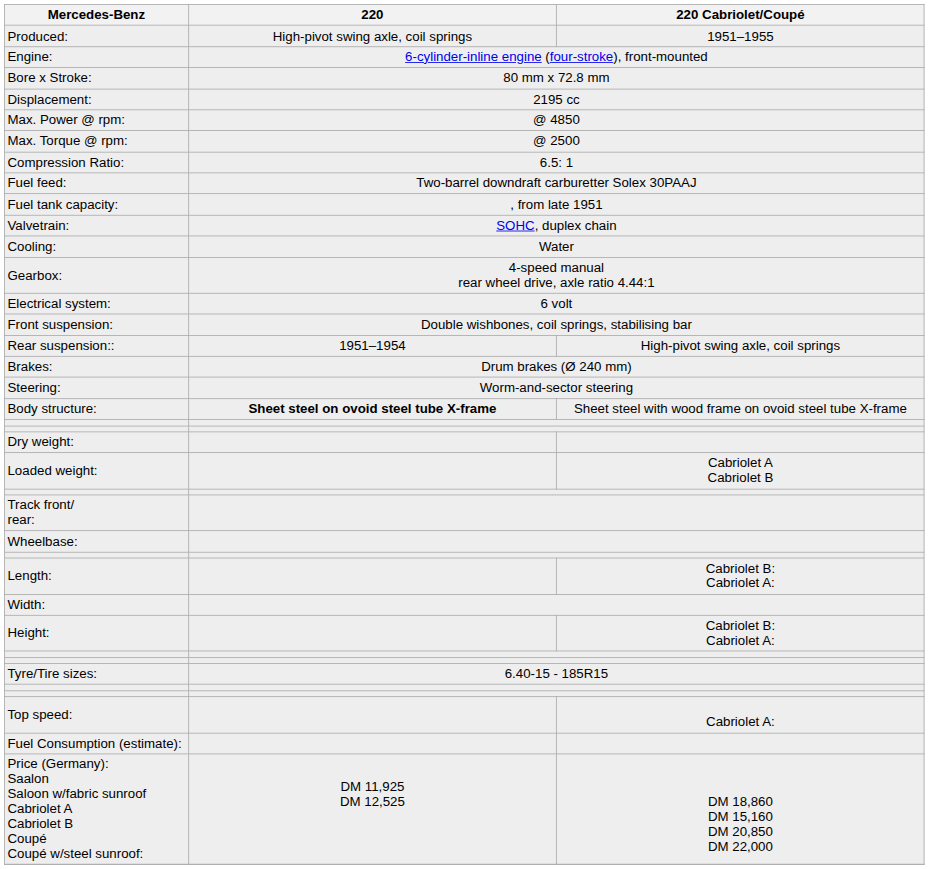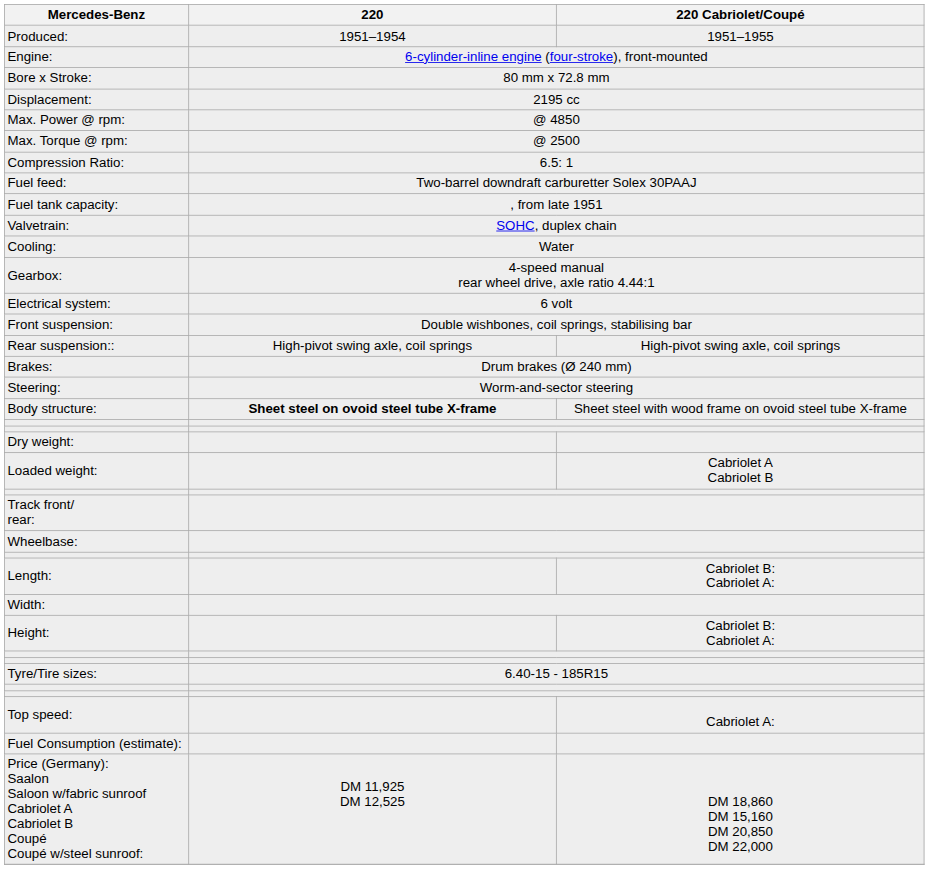(372, 36) High-pivot swing axle, coil springs -> (372, 36) 1951–1954
(372, 345) 1951–1954 -> (372, 345) High-pivot swing axle, coil springs
